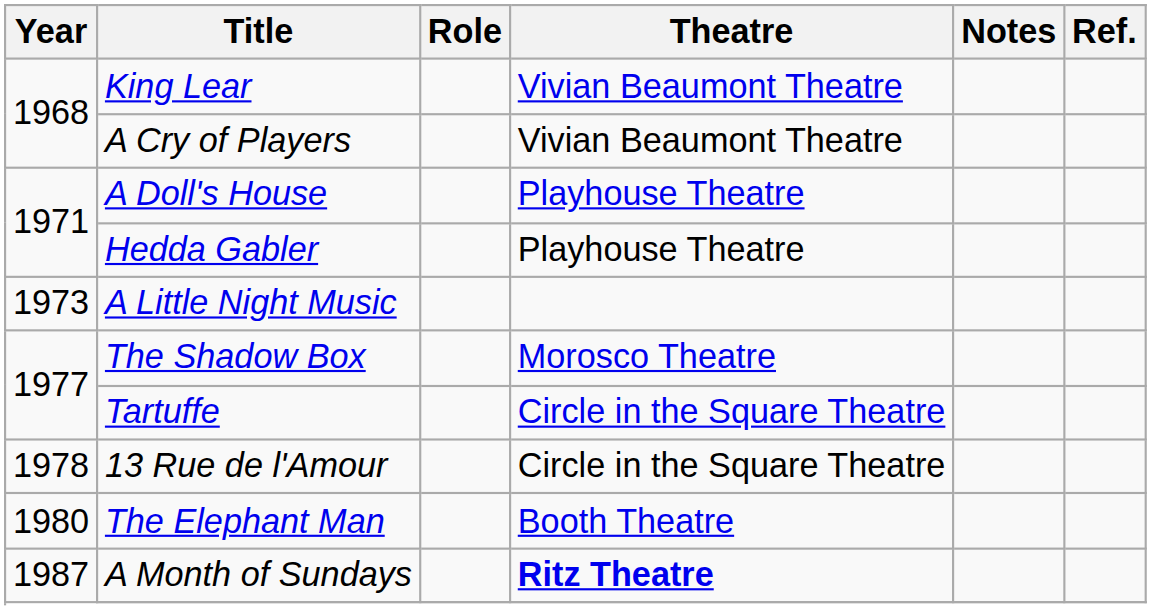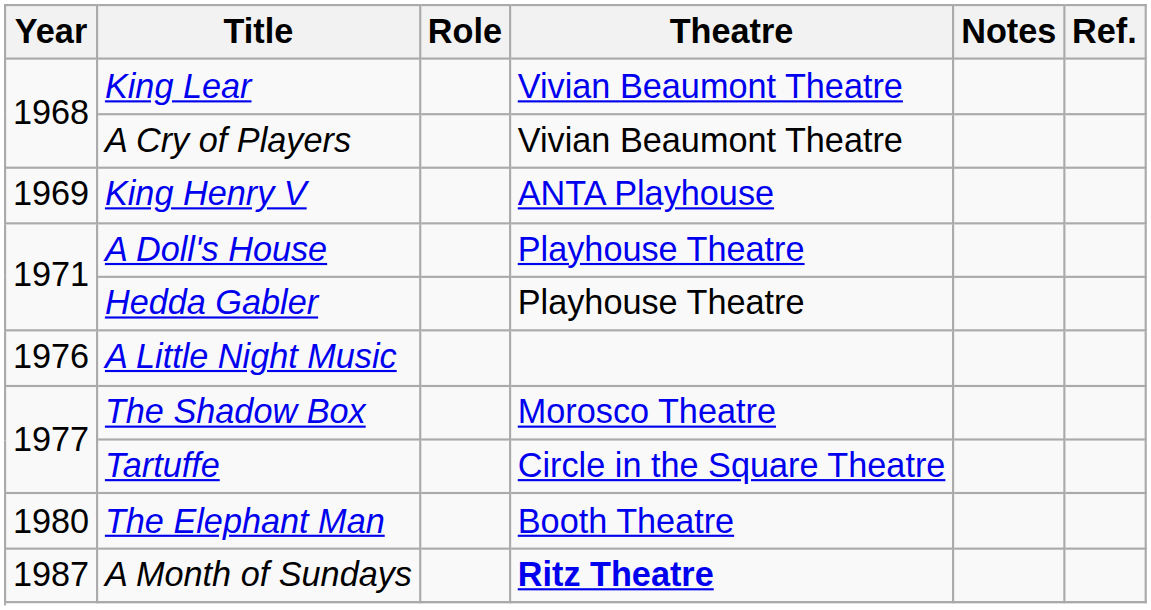+ row: (206, 194)
(51, 303) 1973 -> (51, 357) 1976
- row: (246, 466)
